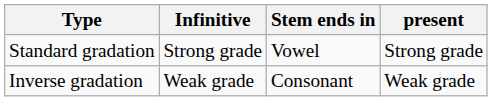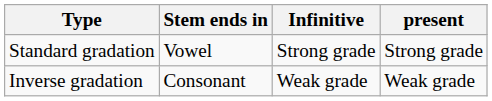columns swapped: (323, 19) <-> (213, 19)
